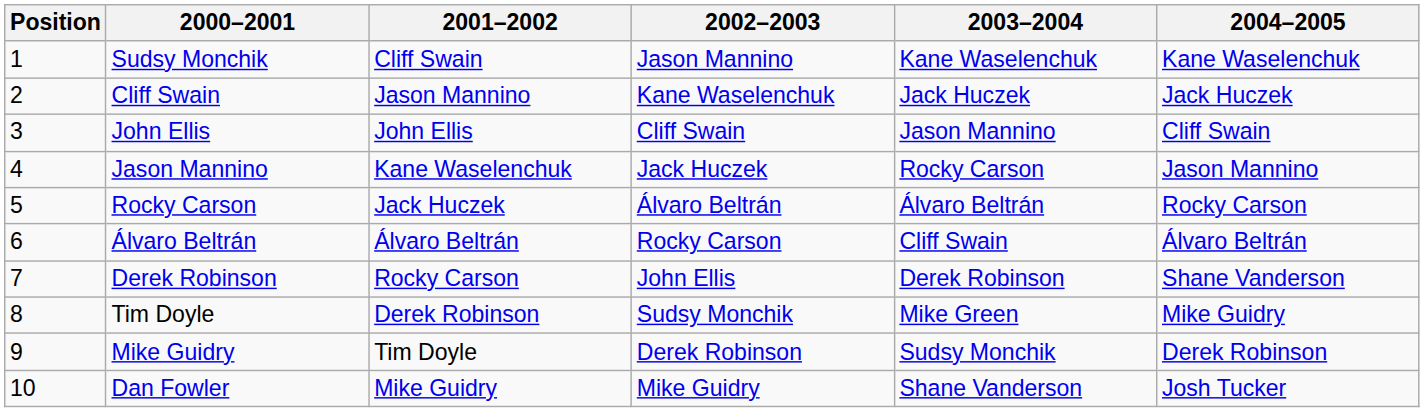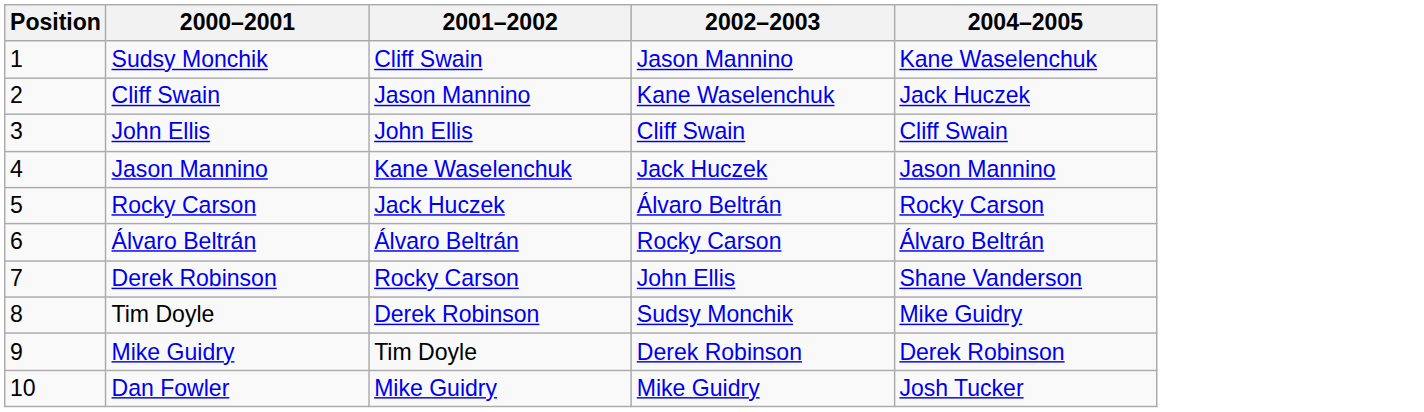- column: (1025, 22)
